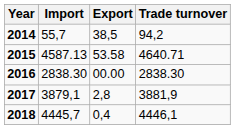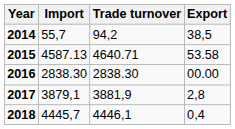columns swapped: (113, 14) <-> (183, 14)
